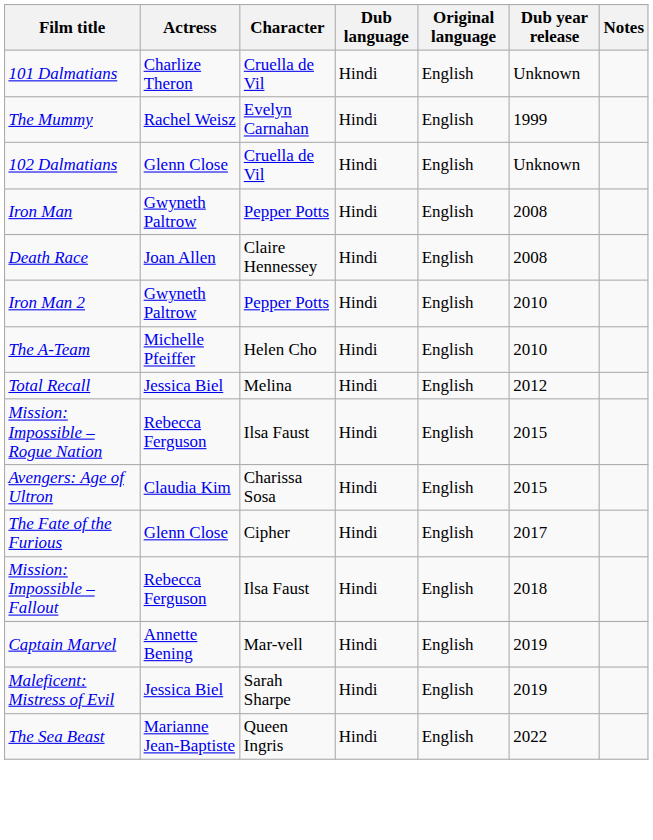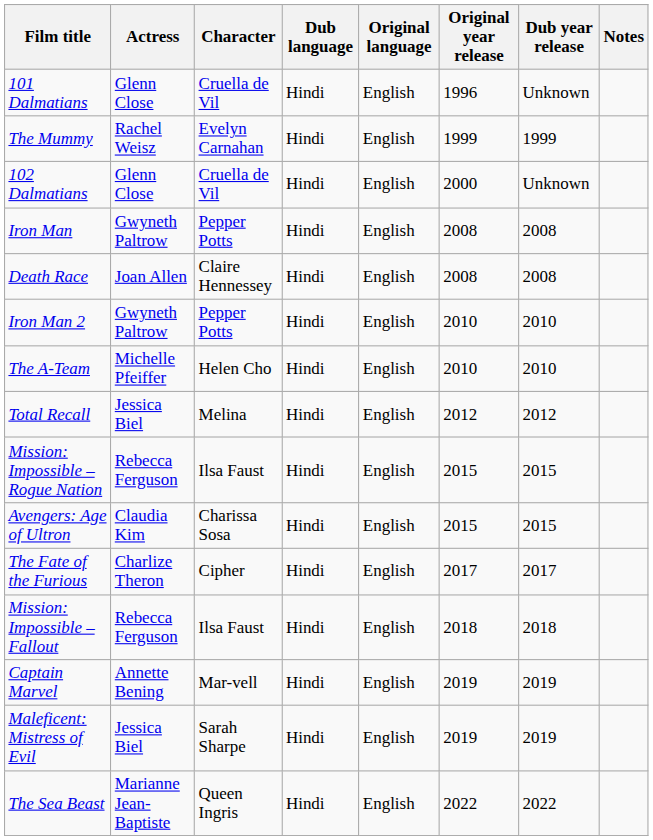+ column: (479, 37)
(172, 73) Charlize Theron -> (136, 92) Glenn Close
(186, 533) Glenn Close -> (144, 571) Charlize Theron
